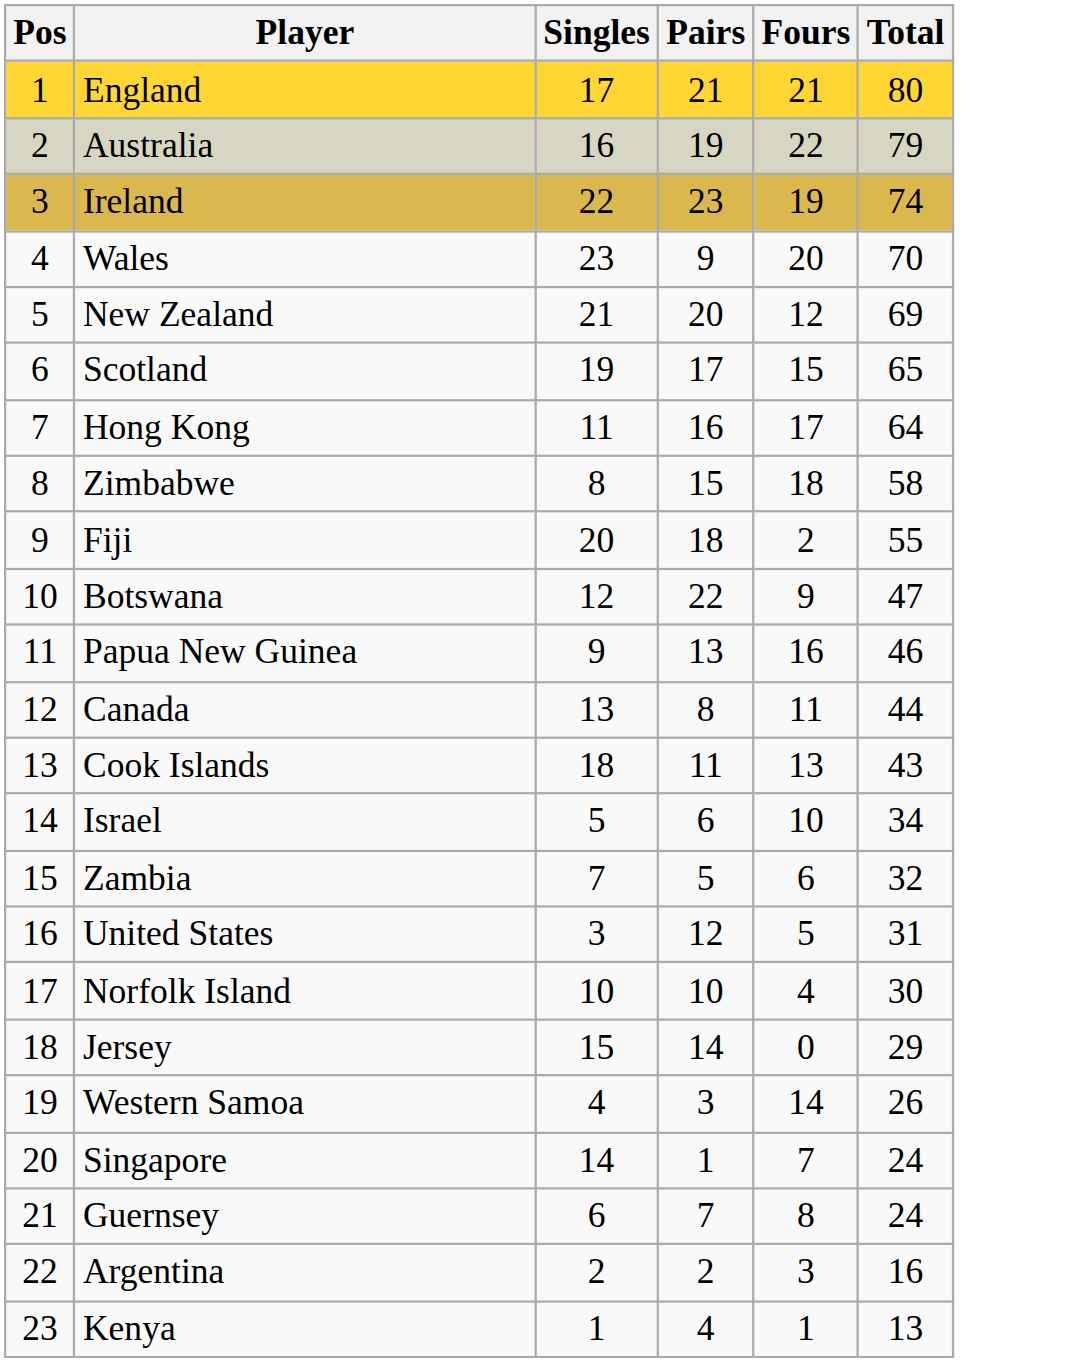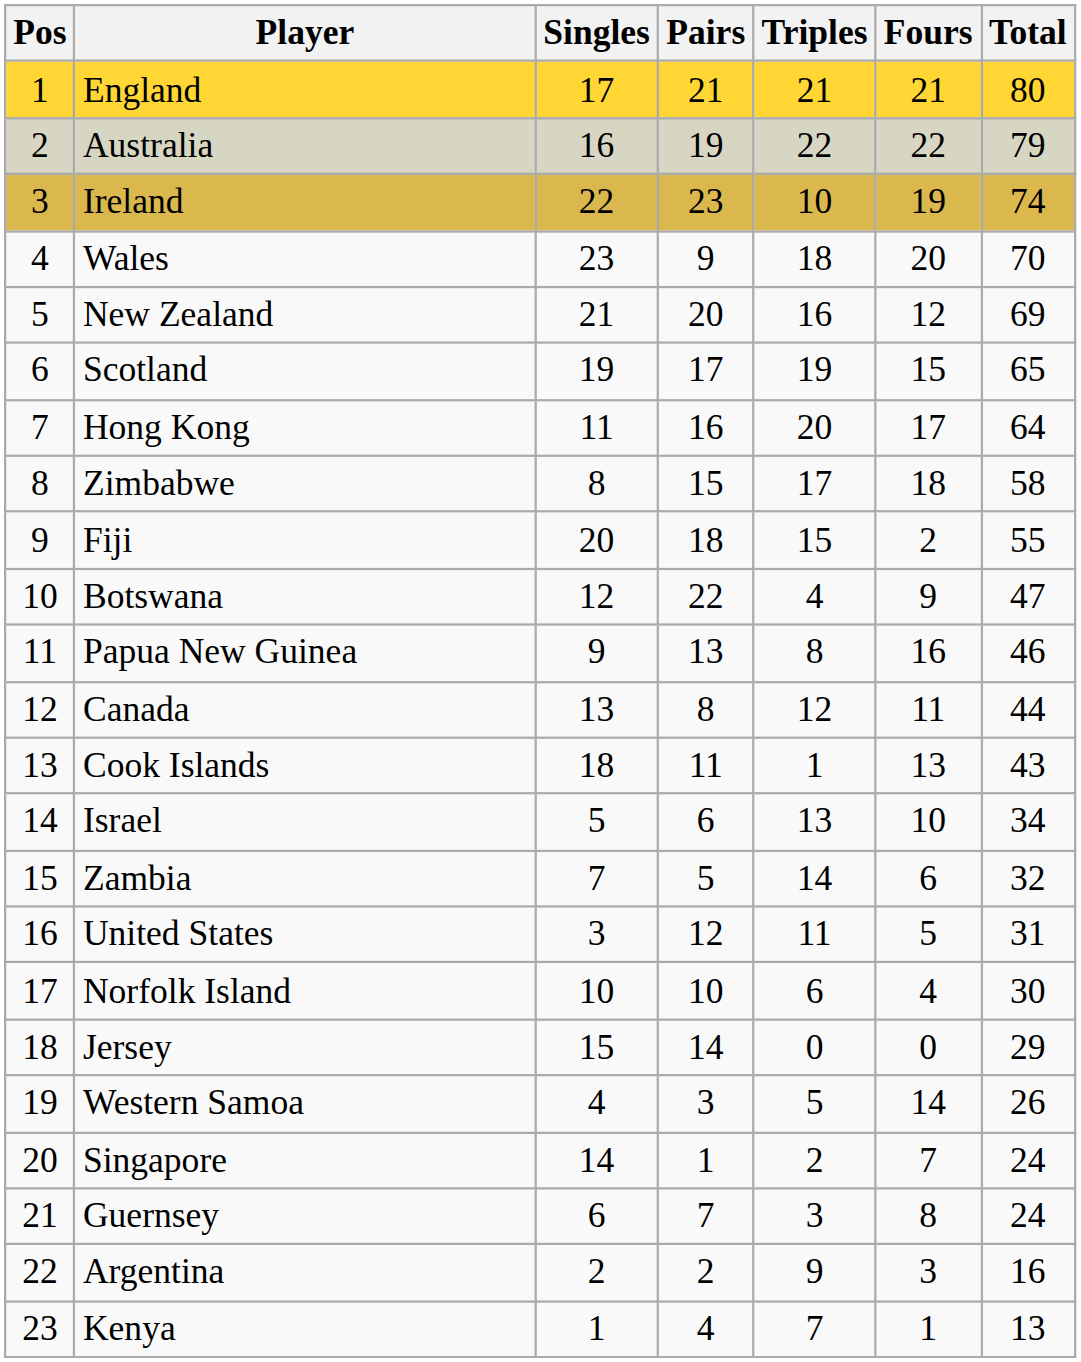+ column: (815, 32)
